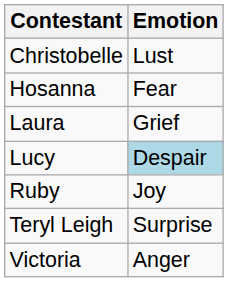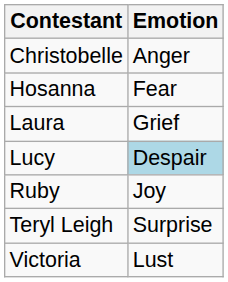(153, 55) Lust -> (161, 55) Anger
(161, 259) Anger -> (153, 259) Lust
